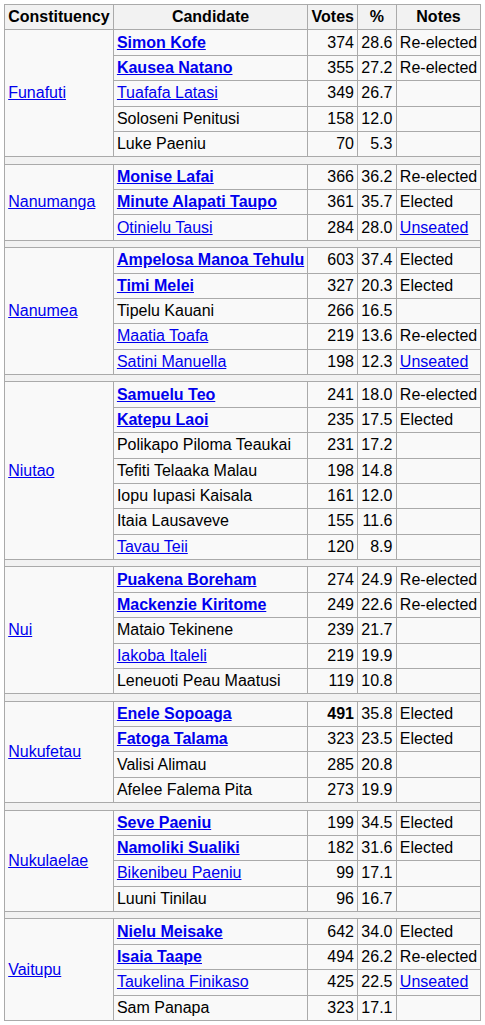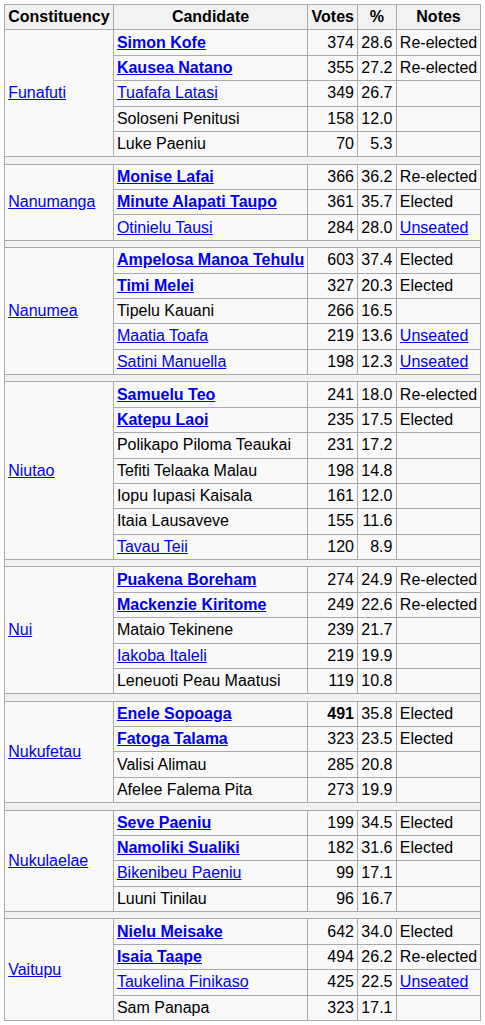(439, 336) Re-elected -> (434, 336) Unseated
